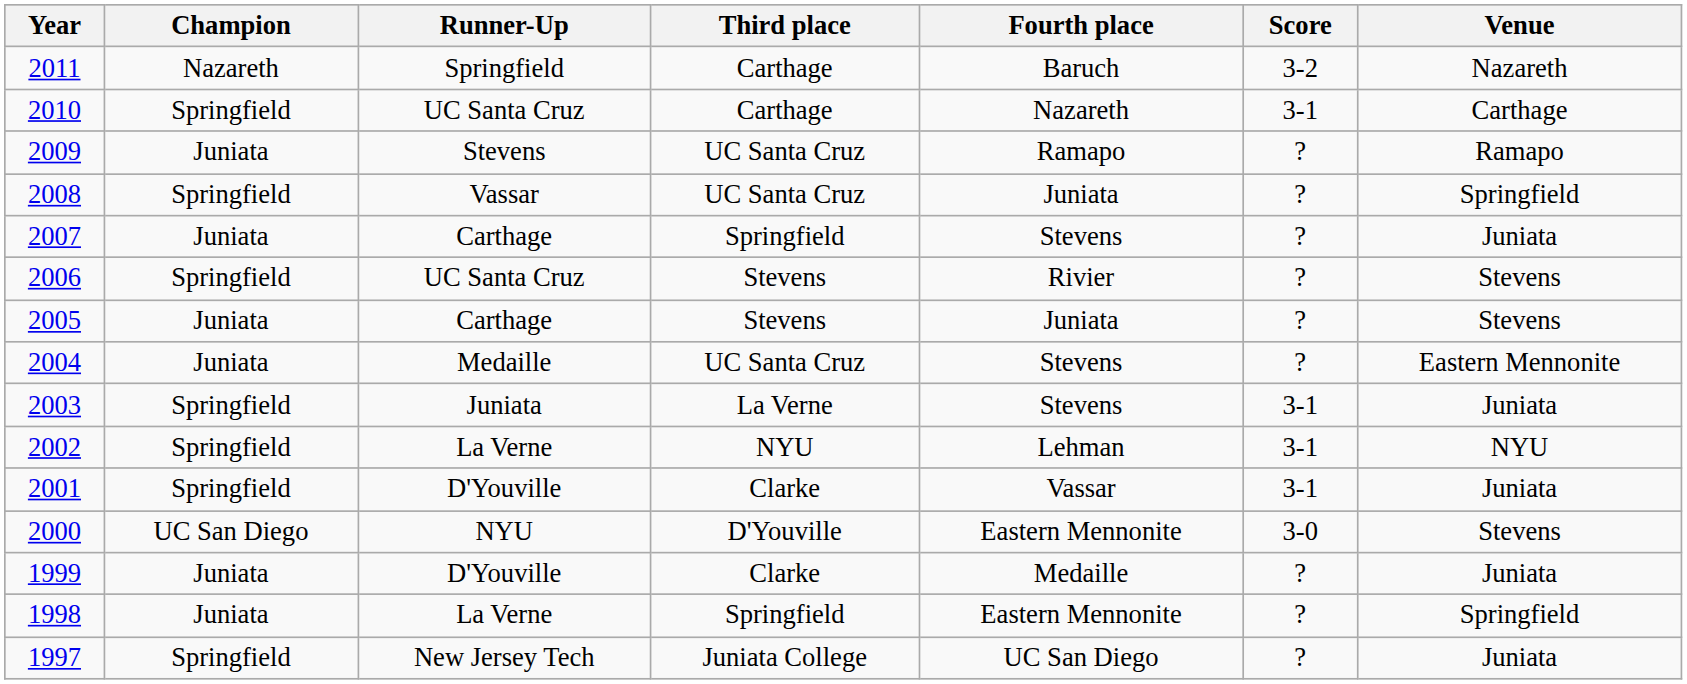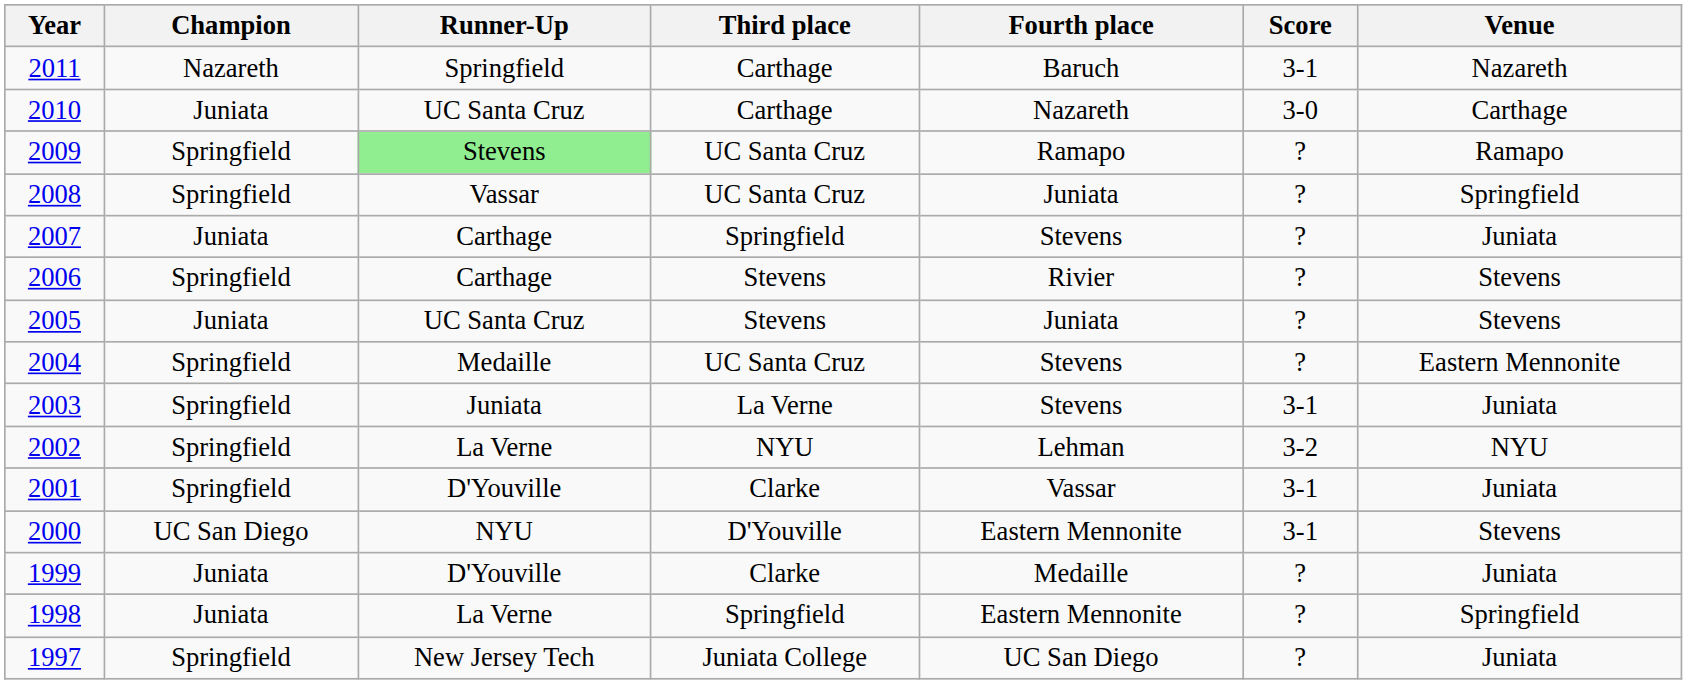(1300, 67) 3-2 -> (1300, 67) 3-1
(231, 109) Springfield -> (231, 109) Juniata
(1300, 109) 3-1 -> (1300, 109) 3-0
(231, 151) Juniata -> (231, 151) Springfield
(504, 151) no background -> (504, 151) lightgreen background
(504, 278) UC Santa Cruz -> (504, 278) Carthage
(504, 320) Carthage -> (504, 320) UC Santa Cruz
(231, 362) Juniata -> (231, 362) Springfield
(1300, 446) 3-1 -> (1300, 446) 3-2
(1300, 531) 3-0 -> (1300, 531) 3-1
